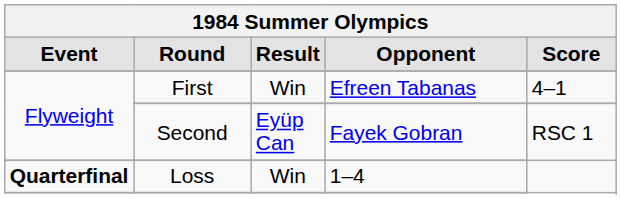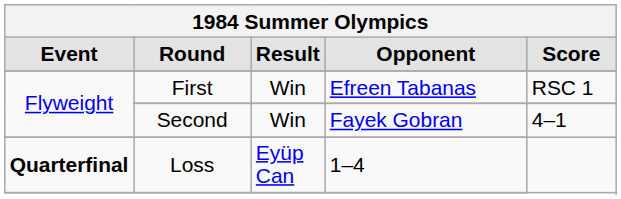(549, 87) 4–1 -> (563, 87) RSC 1
(280, 131) Eyüp Can -> (288, 120) Win
(563, 131) RSC 1 -> (549, 120) 4–1
(288, 176) Win -> (280, 164) Eyüp Can
